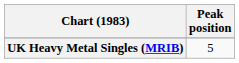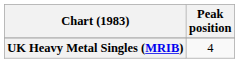(210, 48) 5 -> (210, 48) 4
